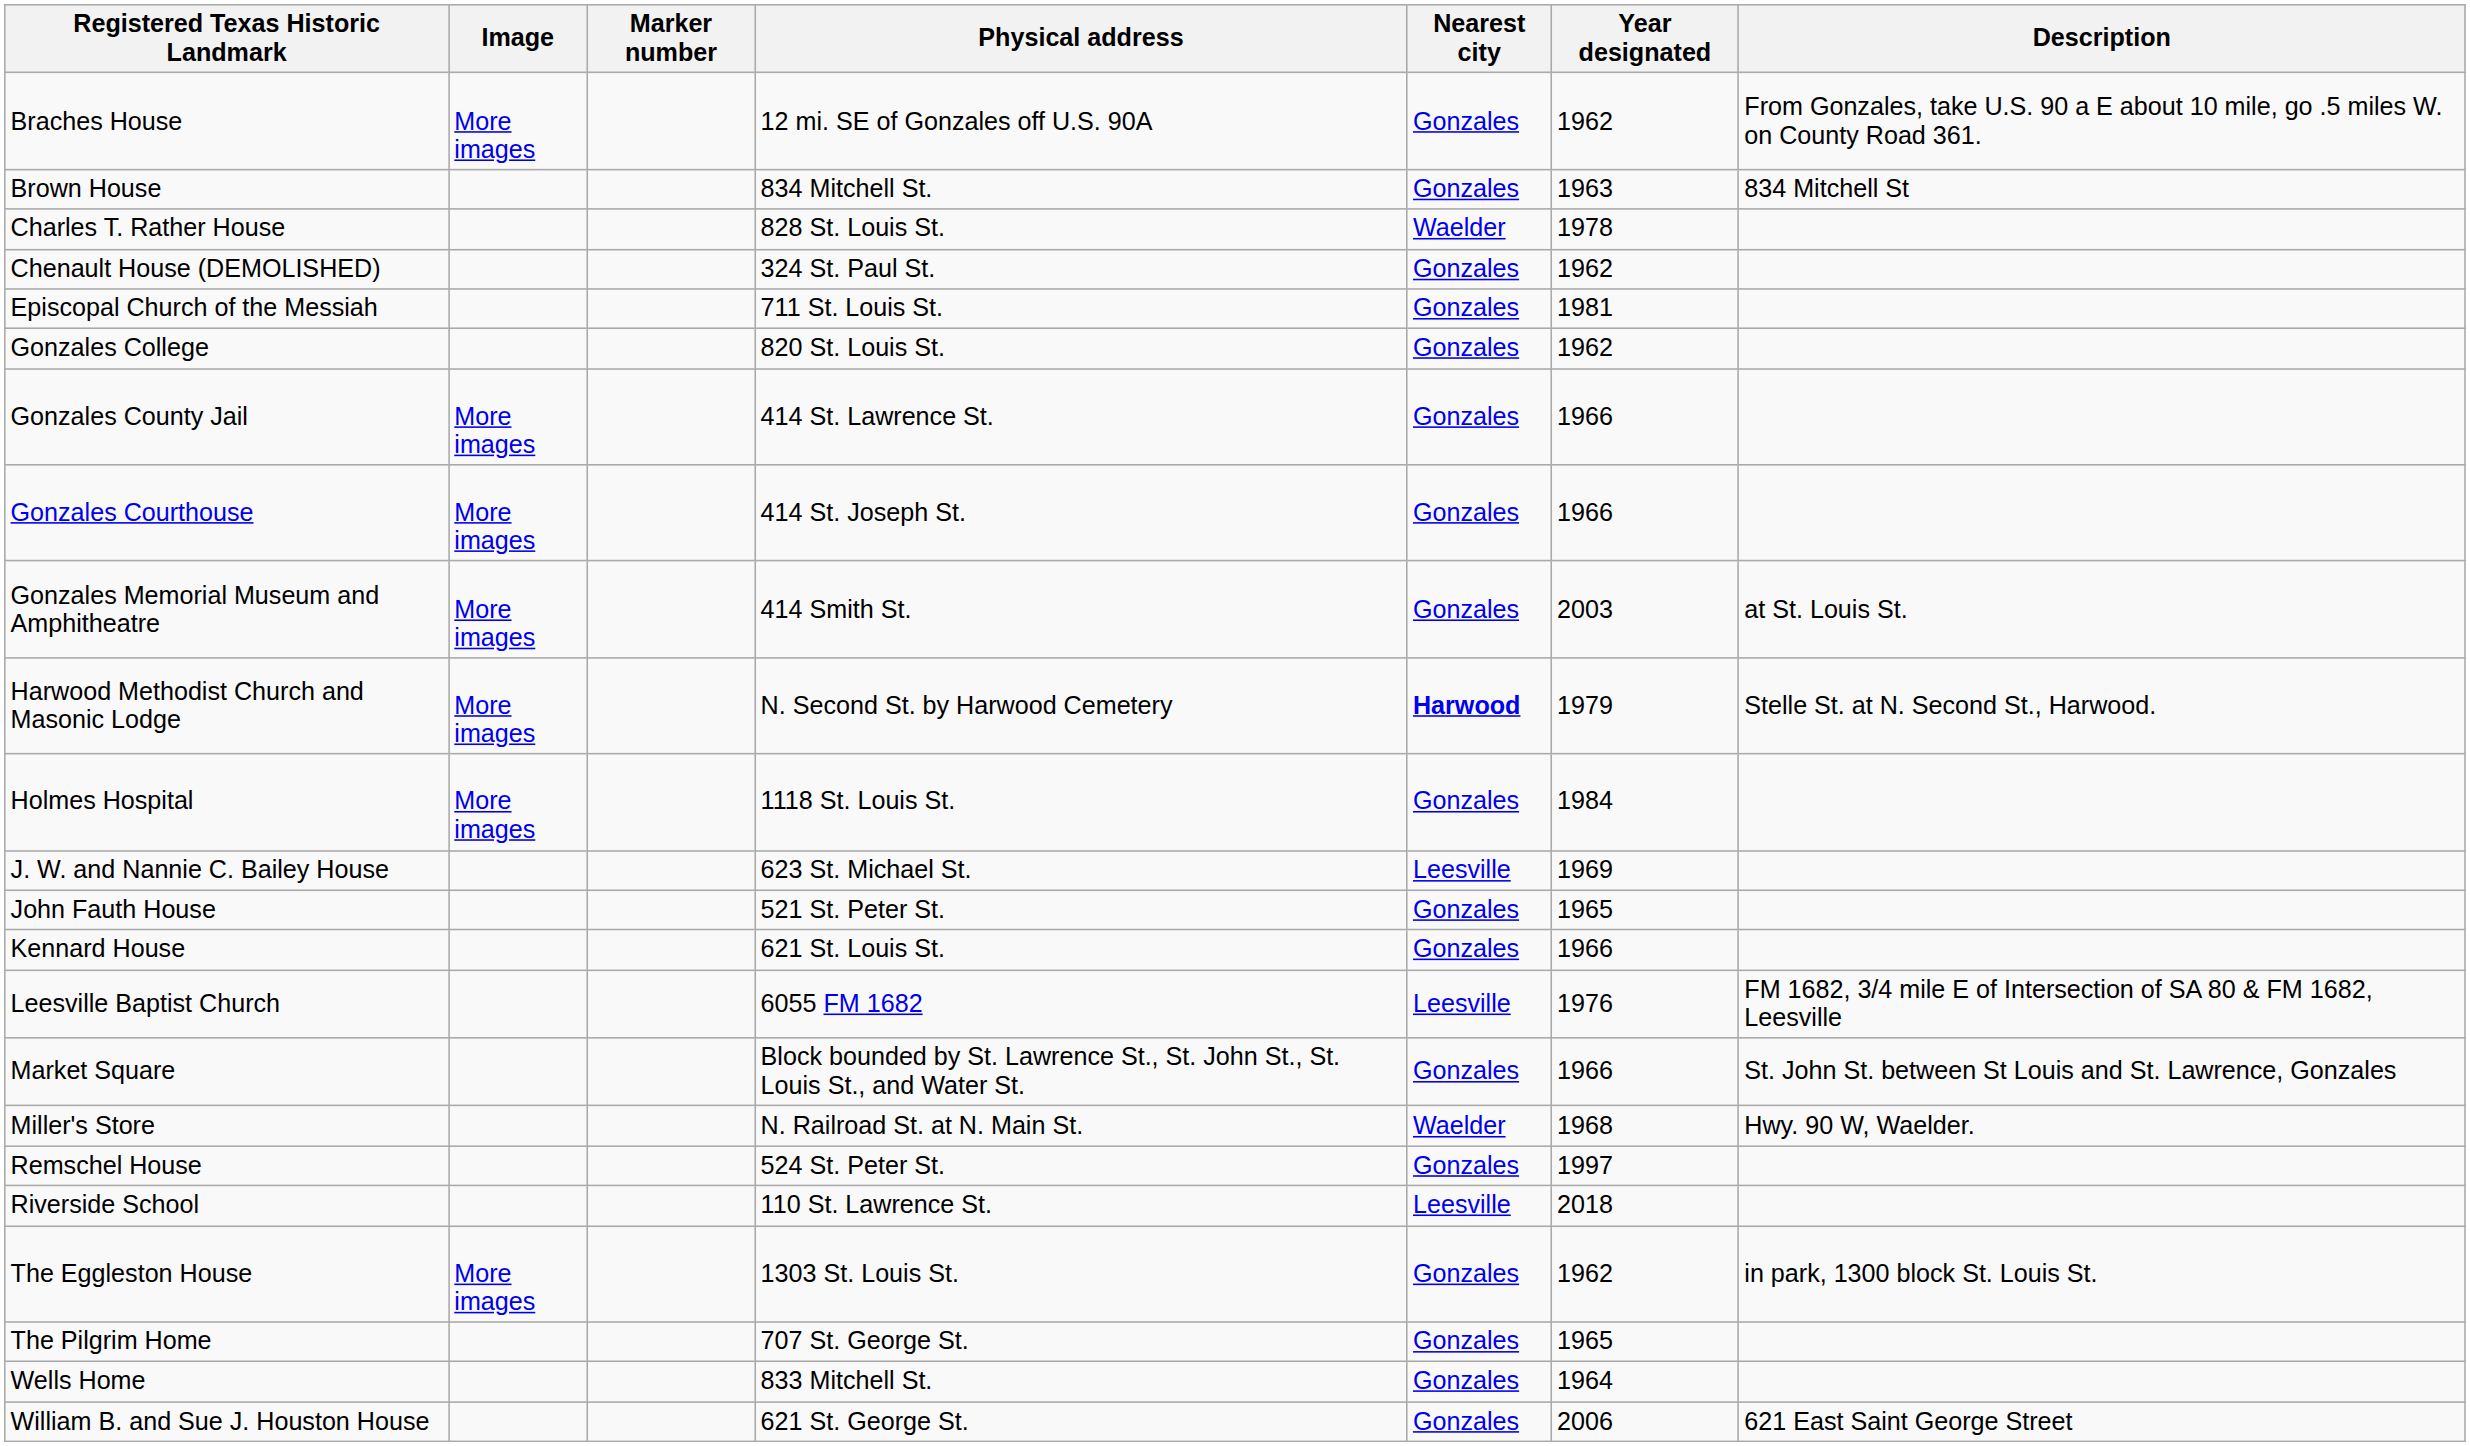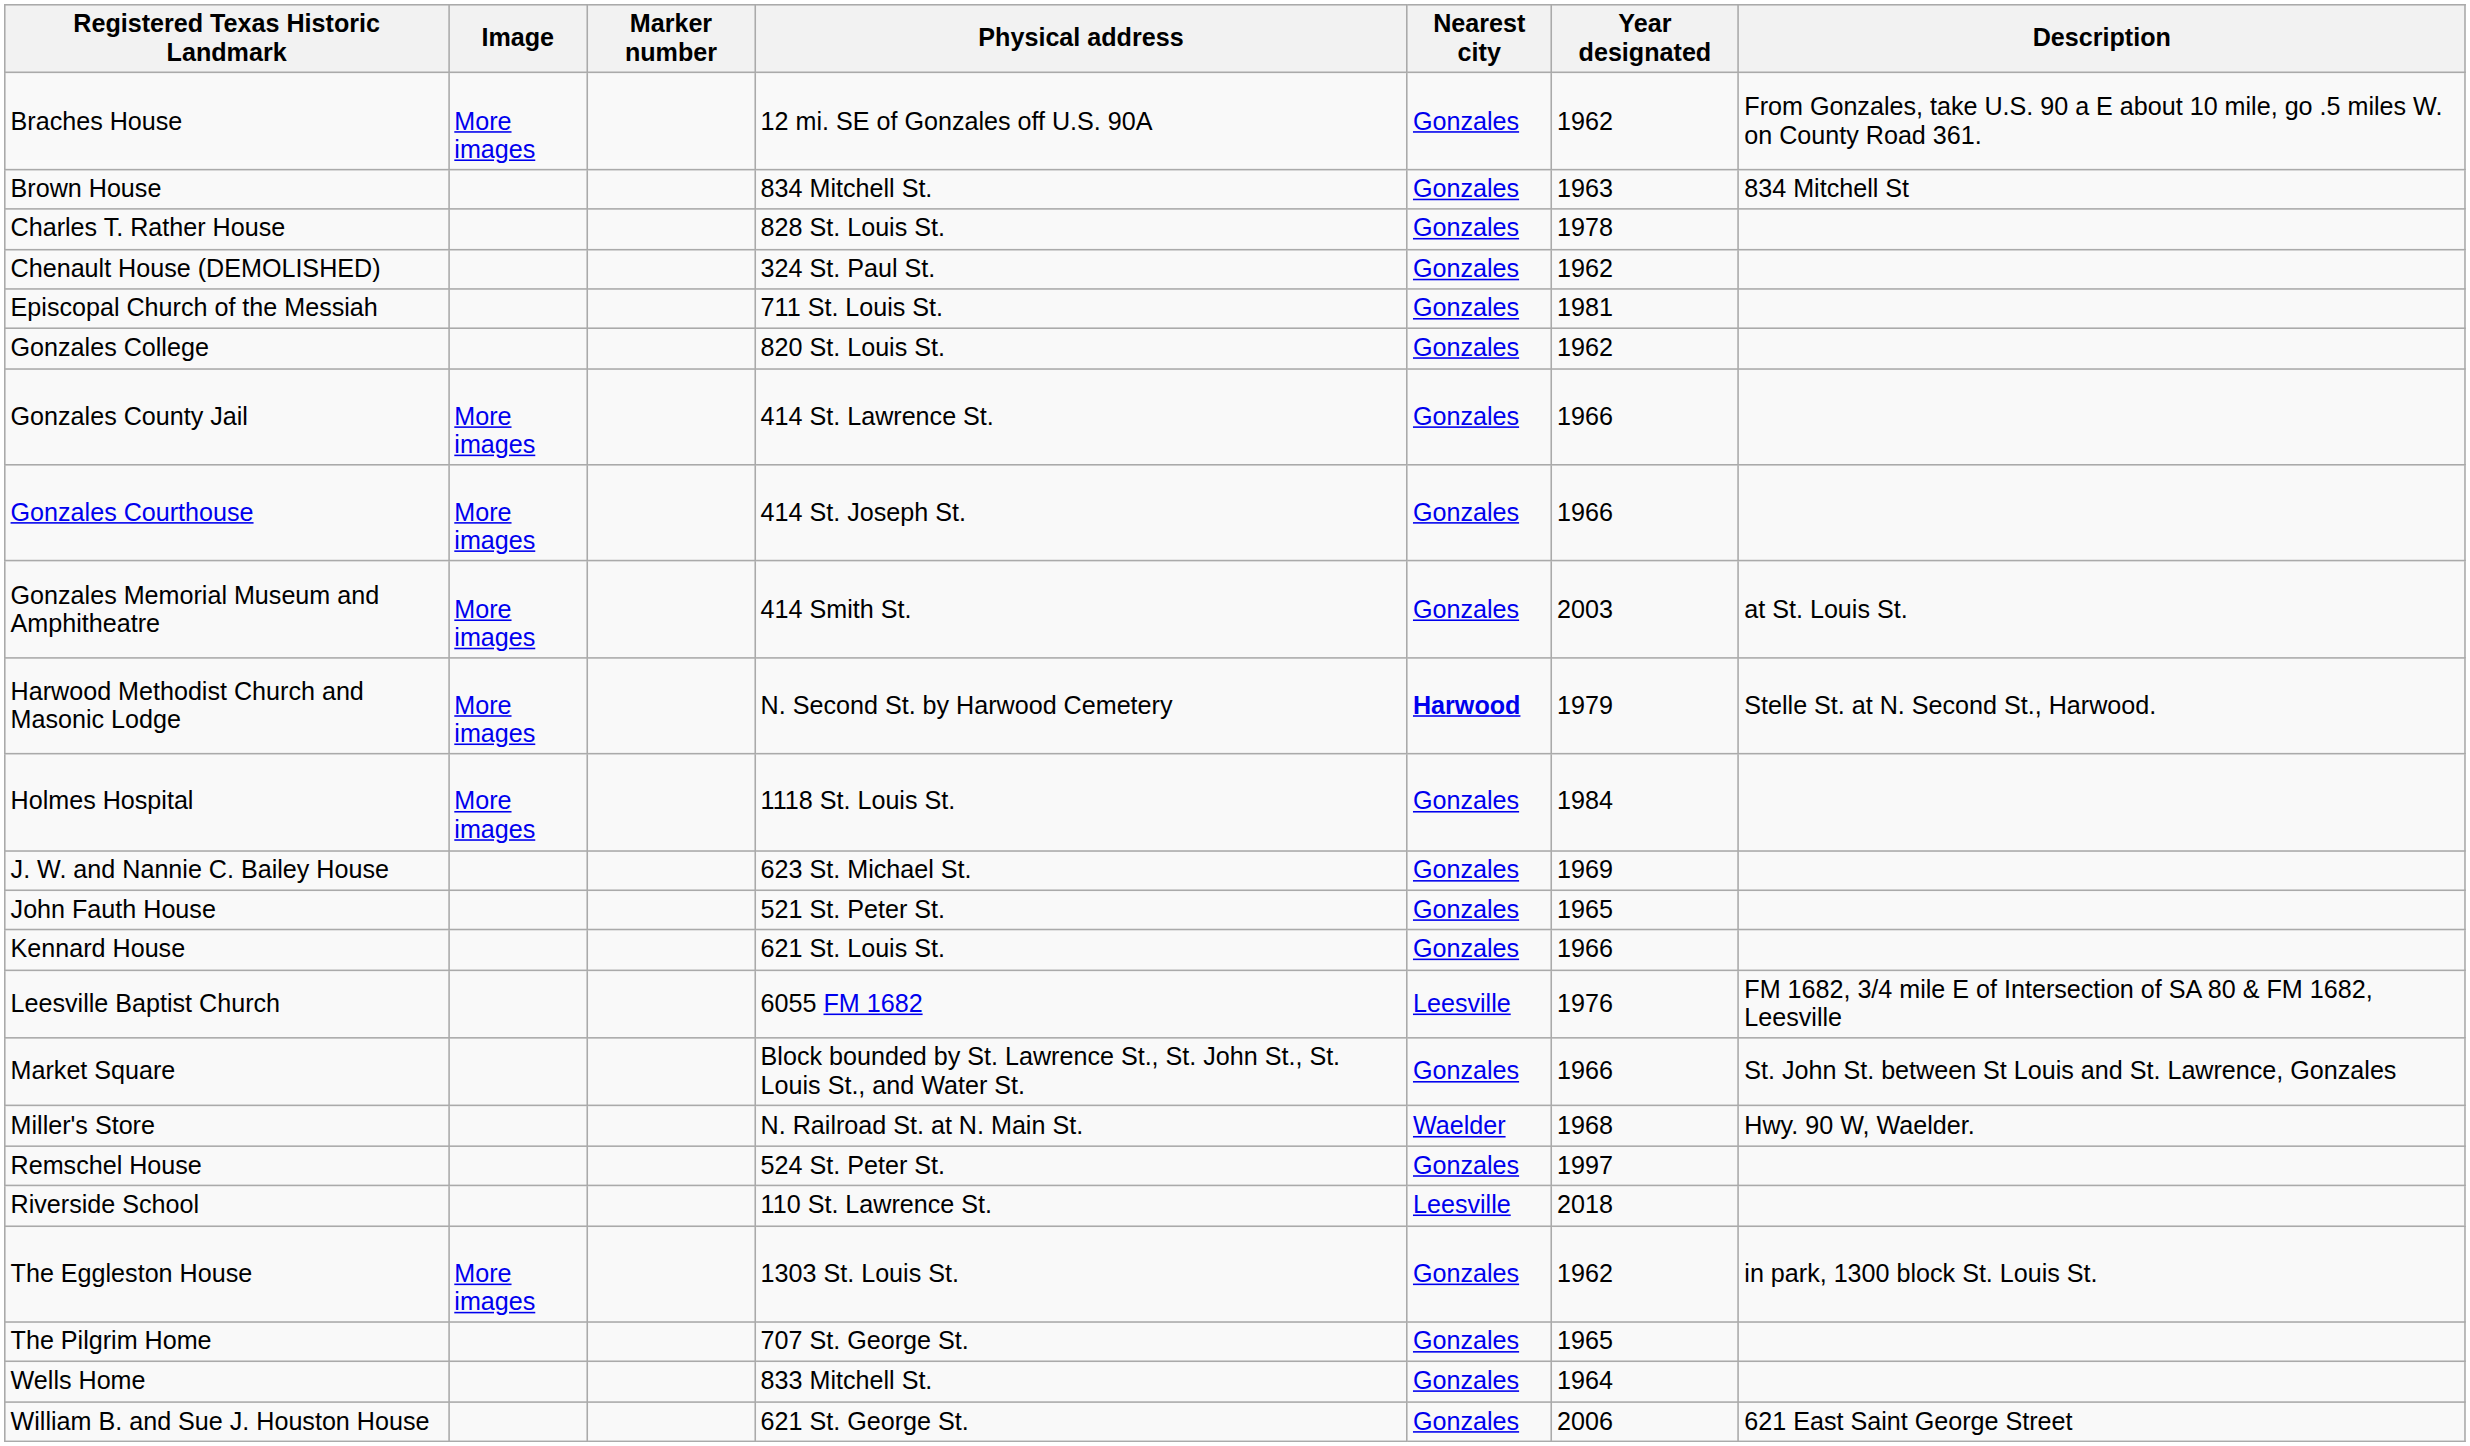(1459, 228) Waelder -> (1466, 228) Gonzales
(1462, 869) Leesville -> (1466, 869) Gonzales
